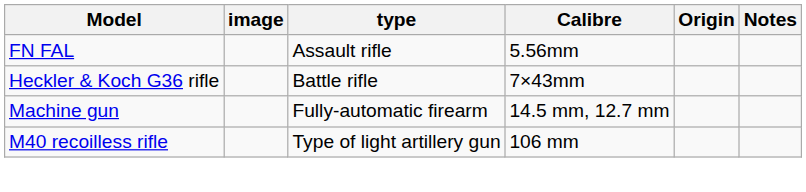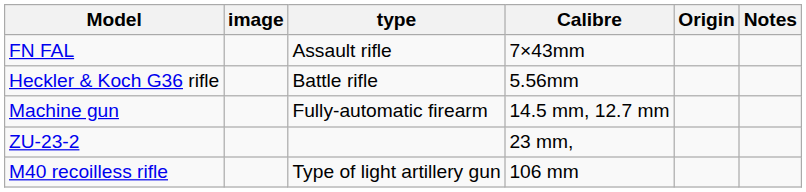(544, 50) 5.56mm -> (547, 50) 7×43mm
(547, 80) 7×43mm -> (544, 80) 5.56mm
+ row: (44, 141)
